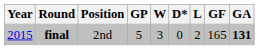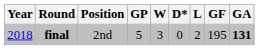(20, 34) 2015 -> (20, 34) 2018
(217, 34) 165 -> (217, 34) 195
